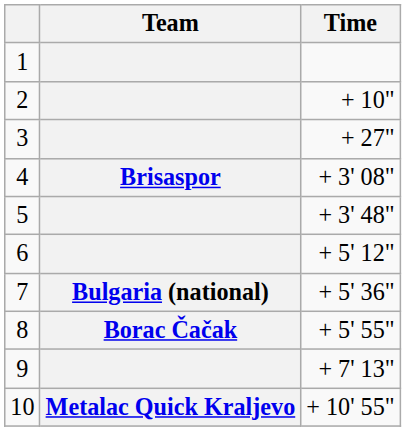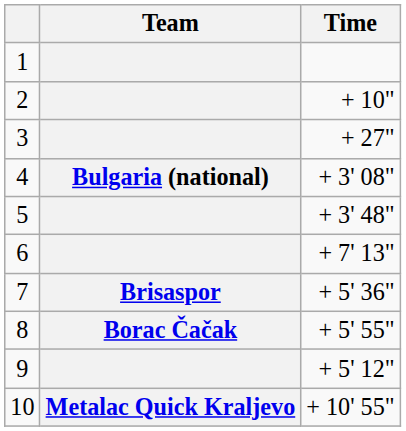(170, 176) Brisaspor -> (170, 176) Bulgaria (national)
(357, 253) + 5' 12" -> (357, 253) + 7' 13"
(170, 291) Bulgaria (national) -> (170, 291) Brisaspor
(357, 368) + 7' 13" -> (357, 368) + 5' 12"
